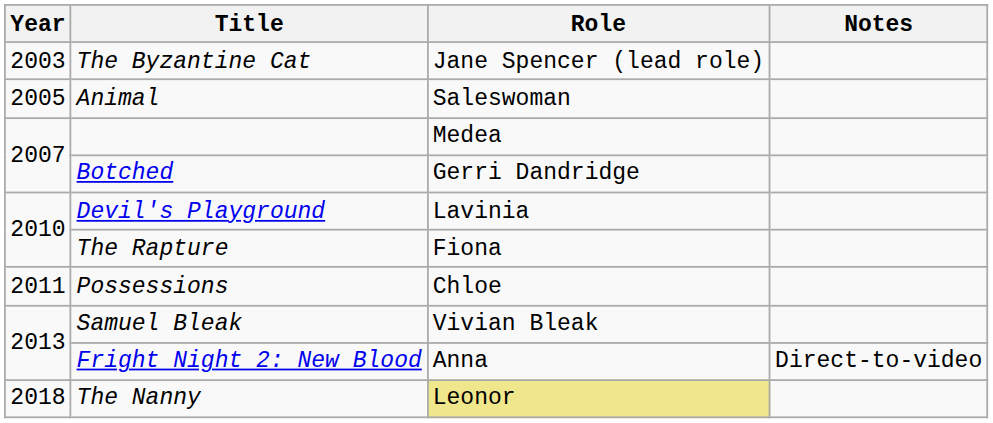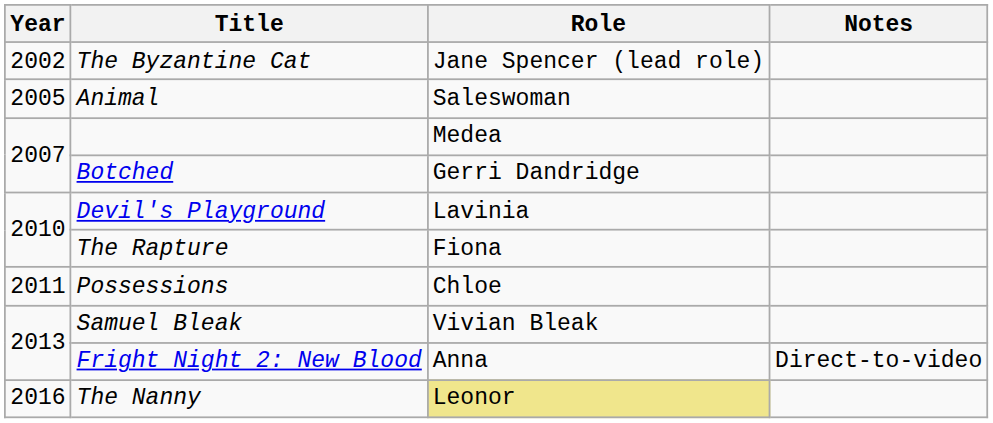(38, 61) 2003 -> (38, 61) 2002
(38, 399) 2018 -> (38, 399) 2016
